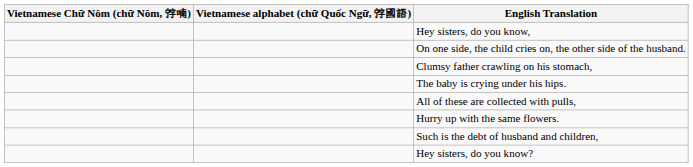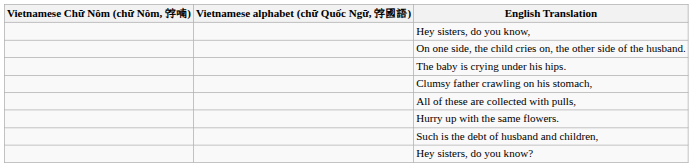rows swapped: (504, 66) <-> (491, 83)
